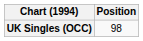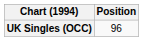(116, 28) 98 -> (116, 28) 96
